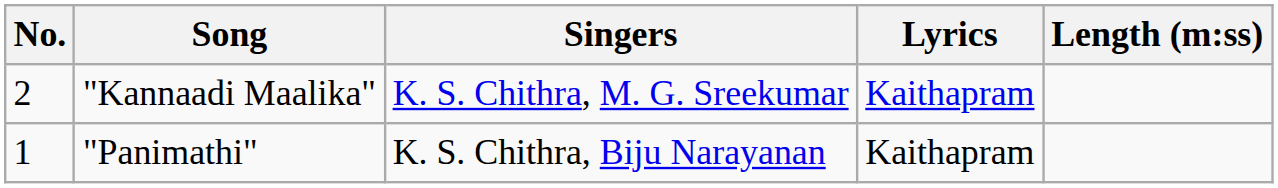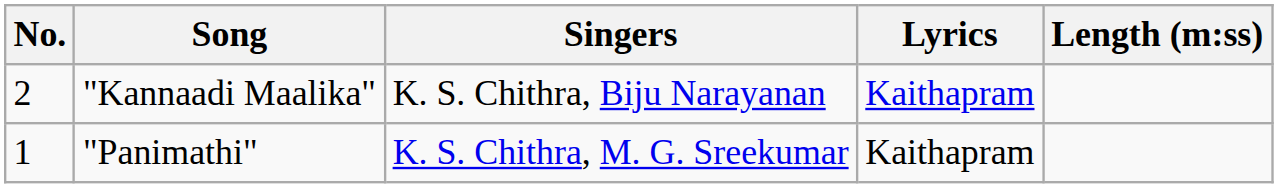(621, 93) K. S. Chithra, M. G. Sreekumar -> (609, 93) K. S. Chithra, Biju Narayanan
(609, 152) K. S. Chithra, Biju Narayanan -> (621, 152) K. S. Chithra, M. G. Sreekumar
